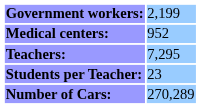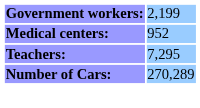- row: (74, 74)
